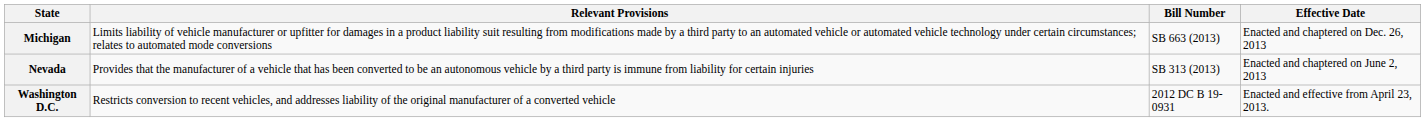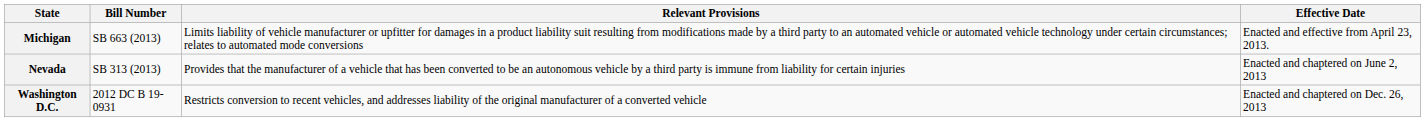columns swapped: (1195, 13) <-> (620, 13)
(1323, 38) Enacted and chaptered on Dec. 26, 2013 -> (1327, 38) Enacted and effective from April 23, 2013.
(1327, 100) Enacted and effective from April 23, 2013. -> (1323, 100) Enacted and chaptered on Dec. 26, 2013
